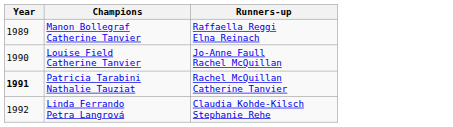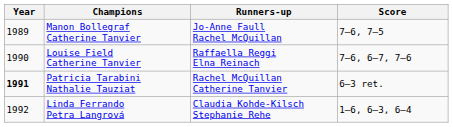+ column: (392, 12)
(235, 32) Raffaella Reggi Elna Reinach -> (237, 32) Jo-Anne Faull Rachel McQuillan
(237, 58) Jo-Anne Faull Rachel McQuillan -> (235, 58) Raffaella Reggi Elna Reinach
